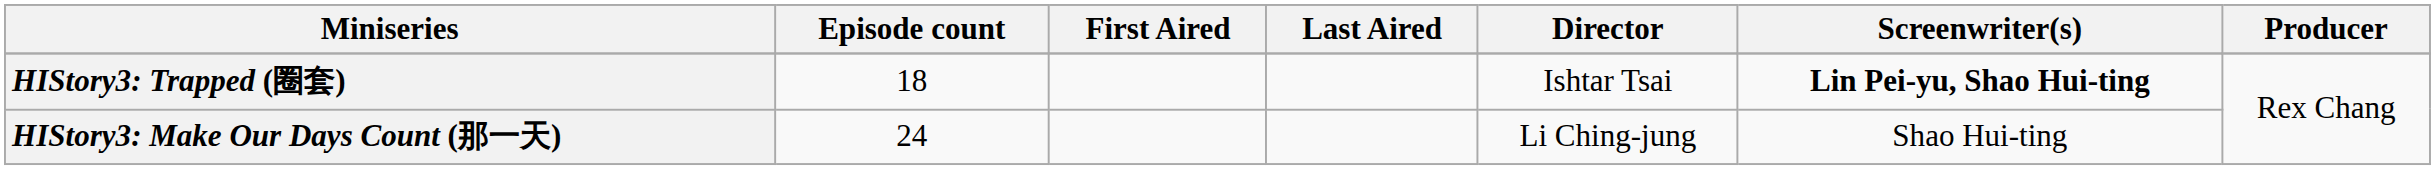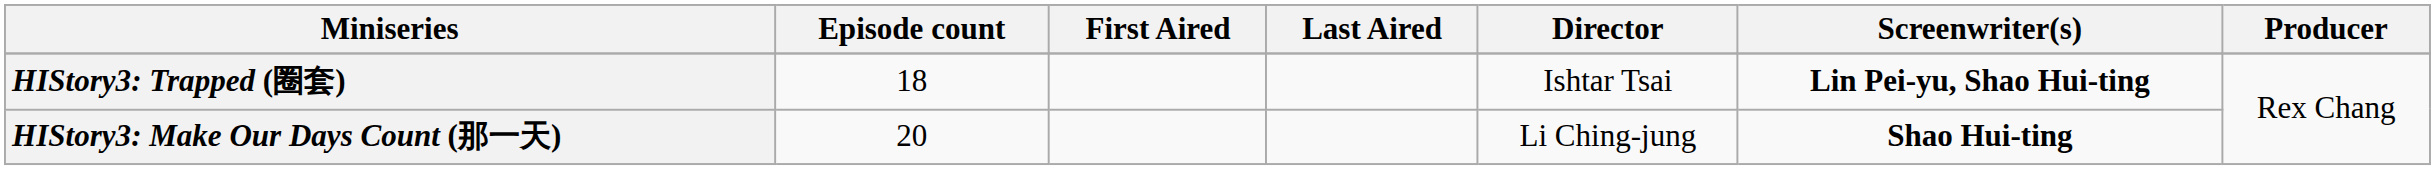(912, 136) 24 -> (912, 136) 20
(1980, 136) normal -> (1980, 136) bold
